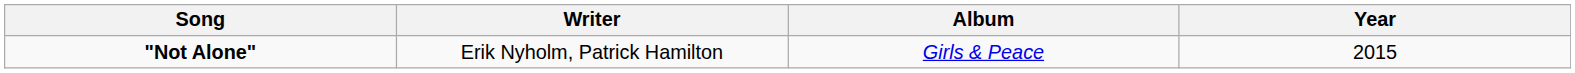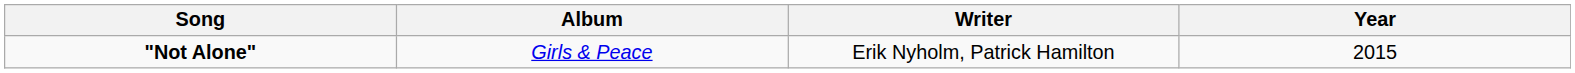columns swapped: (592, 20) <-> (983, 20)
